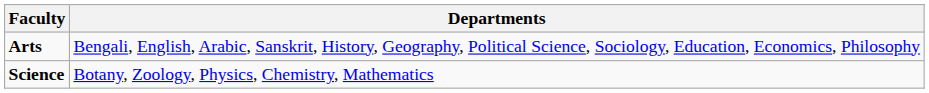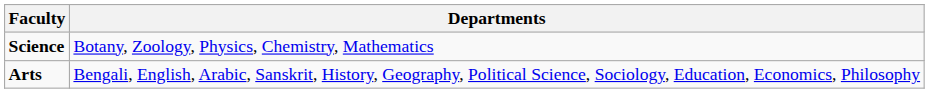rows swapped: (36, 74) <-> (25, 46)
